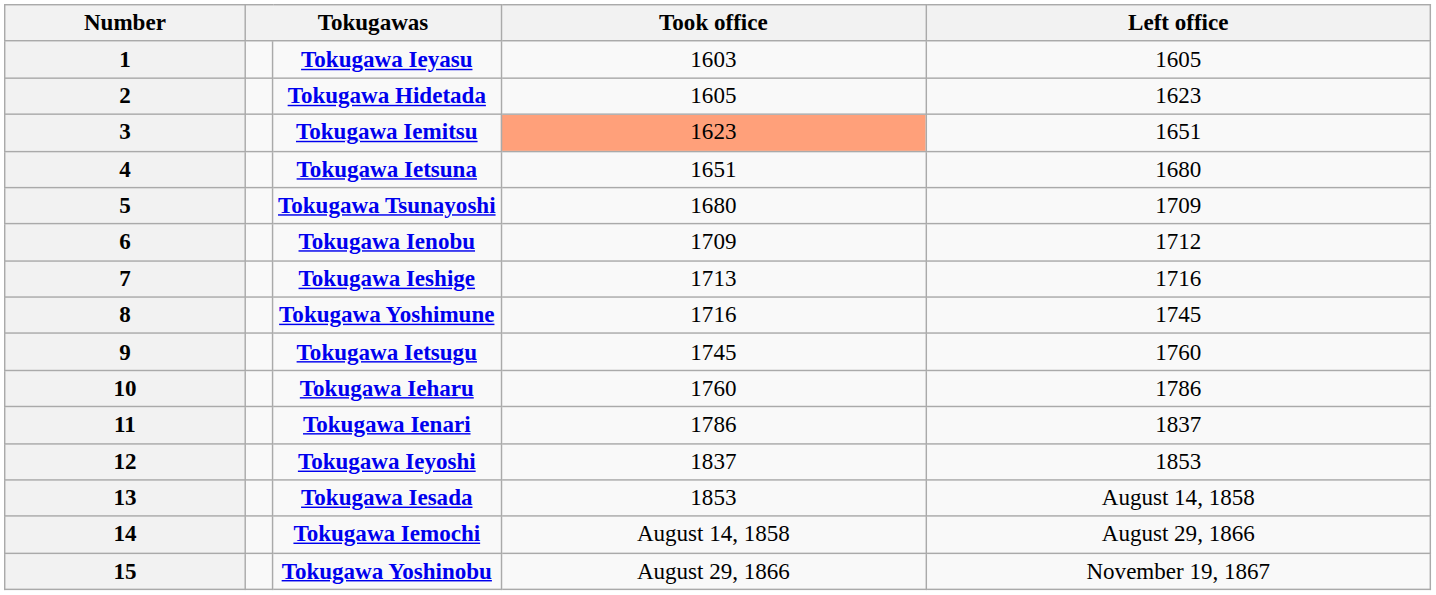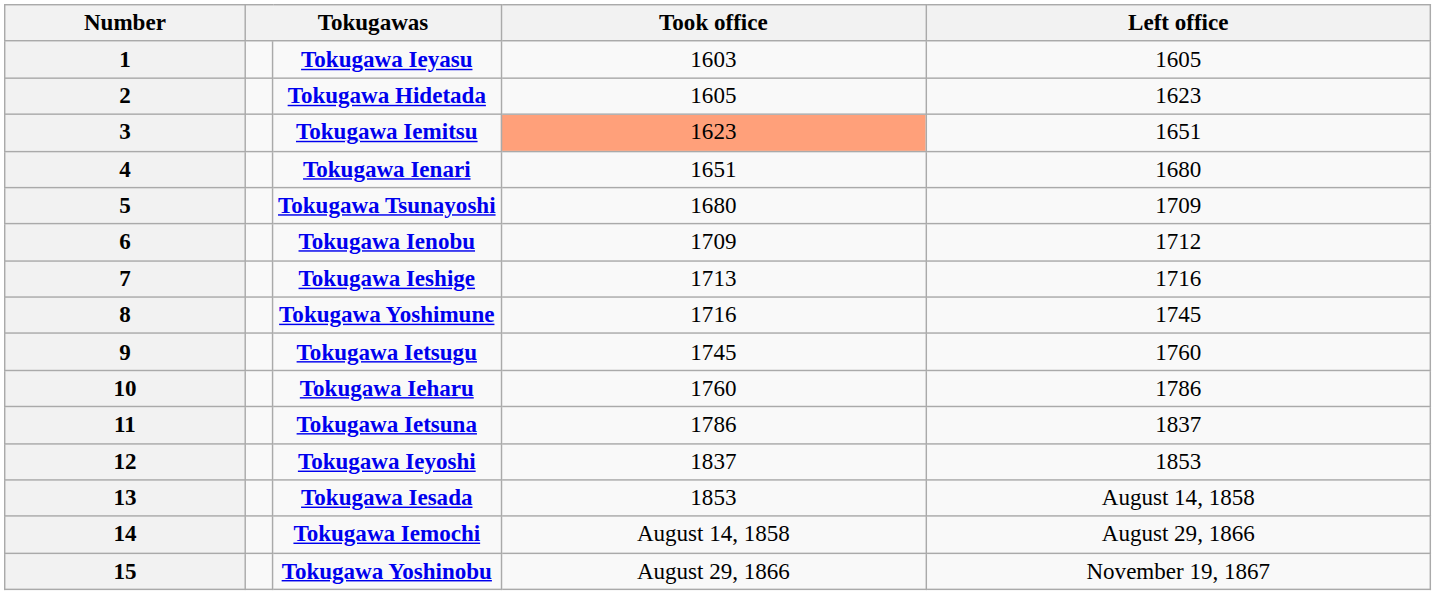(387, 168) Tokugawa Ietsuna -> (387, 168) Tokugawa Ienari
(387, 424) Tokugawa Ienari -> (387, 424) Tokugawa Ietsuna
